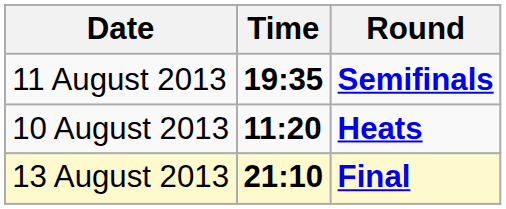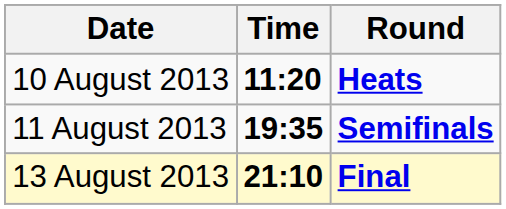rows swapped: (121, 128) <-> (119, 78)
